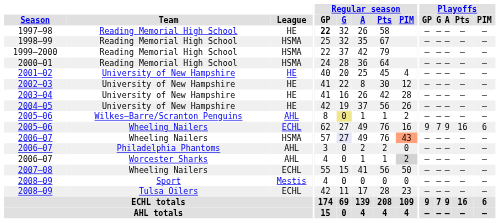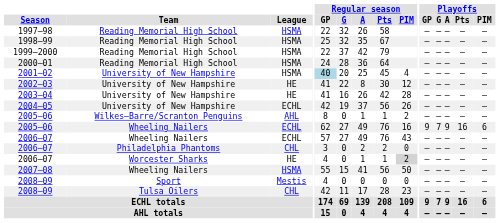(292, 31) HE -> (292, 31) HSMA
(325, 31) bold -> (325, 31) normal
(292, 74) HE -> (292, 74) HSMA
(325, 74) no background -> (325, 74) lightblue background
(292, 106) HE -> (292, 106) ECHL
(344, 116) khaki background -> (344, 116) no background
(292, 138) HSMA -> (292, 138) ECHL
(344, 138) lavender background -> (344, 138) no background
(407, 138) lightsalmon background -> (407, 138) no background
(292, 149) AHL -> (292, 149) CHL
(292, 159) AHL -> (292, 159) HE
(292, 170) ECHL -> (292, 170) HSMA
(292, 191) ECHL -> (292, 191) CHL
